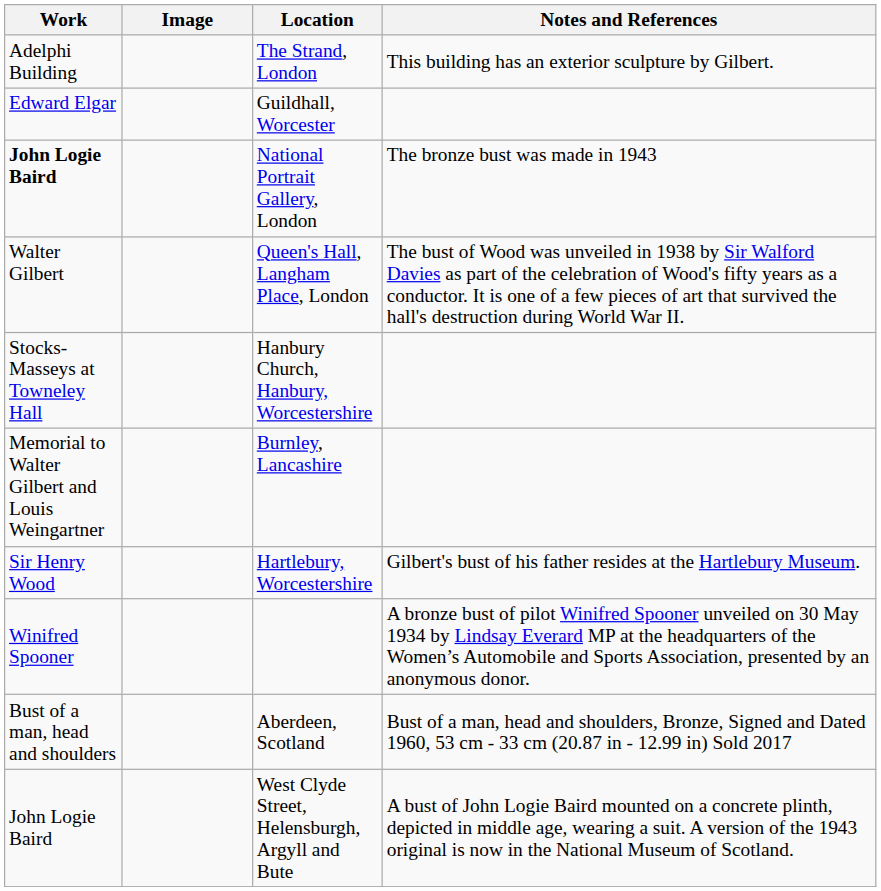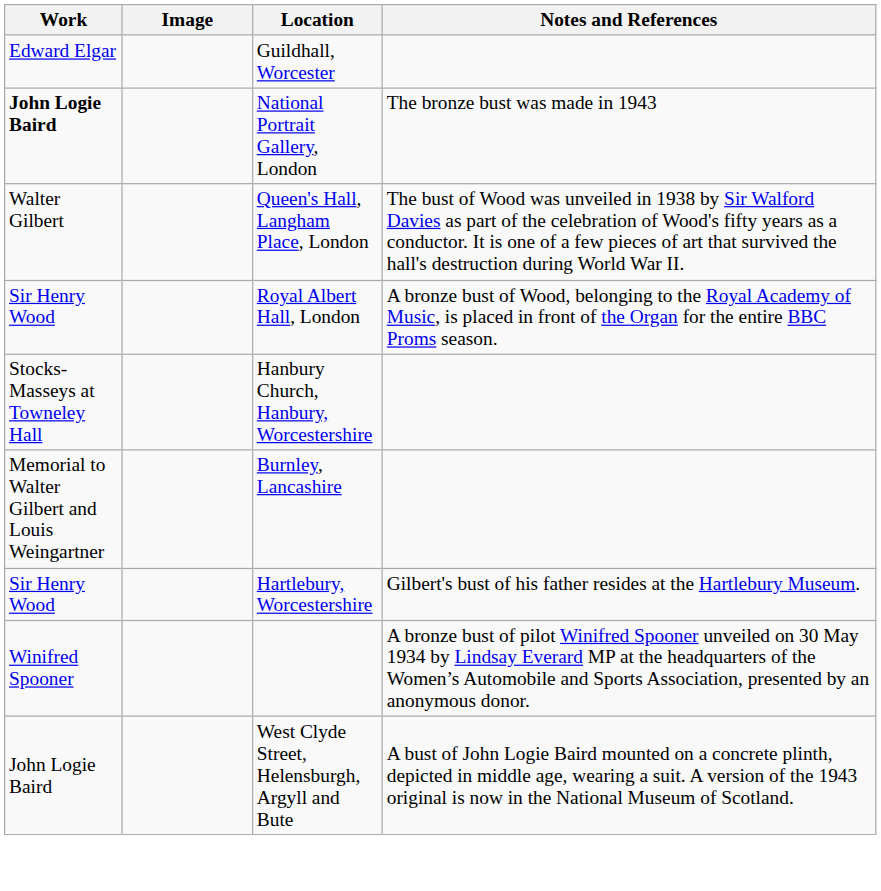- row: (302, 61)
+ row: (308, 306)
- row: (297, 731)
